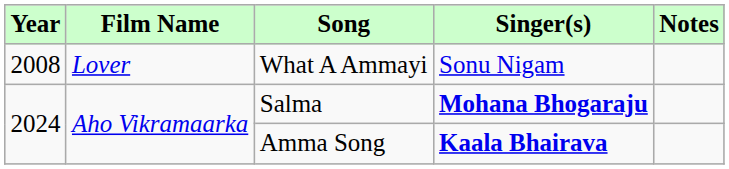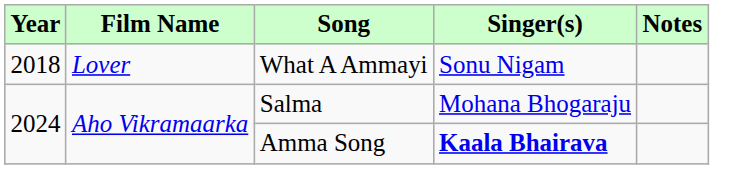(35, 63) 2008 -> (35, 63) 2018
(543, 103) bold -> (535, 103) normal
